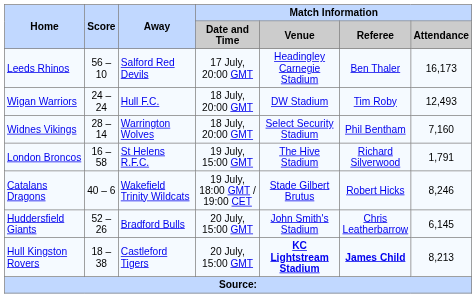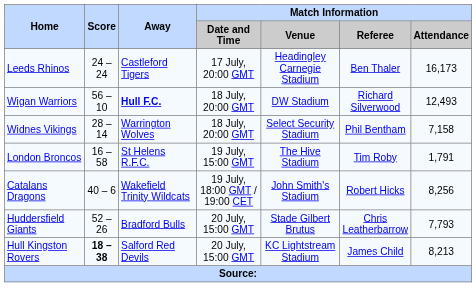(101, 68) 56 – 10 -> (102, 68) 24 – 24
(148, 68) Salford Red Devils -> (144, 68) Castleford Tigers
(101, 102) 24 – 24 -> (102, 102) 56 – 10
(140, 102) normal -> (141, 102) bold
(375, 102) Tim Roby -> (375, 102) Richard Silverwood
(441, 129) 7,160 -> (441, 129) 7,158
(375, 157) Richard Silverwood -> (375, 157) Tim Roby
(300, 190) Stade Gilbert Brutus -> (300, 190) John Smith's Stadium
(441, 190) 8,246 -> (441, 190) 8,256
(300, 224) John Smith's Stadium -> (300, 224) Stade Gilbert Brutus
(441, 224) 6,145 -> (441, 224) 7,793
(101, 257) normal -> (102, 252) bold
(144, 257) Castleford Tigers -> (148, 252) Salford Red Devils
(300, 257) bold -> (300, 252) normal
(375, 257) bold -> (375, 252) normal
